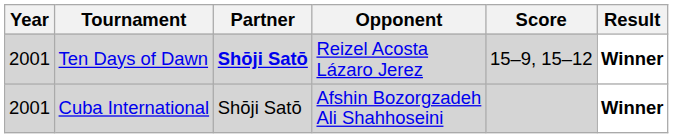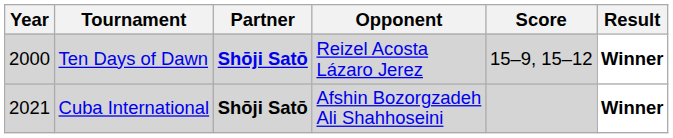(29, 59) 2001 -> (29, 59) 2000
(29, 109) 2001 -> (29, 109) 2021
(260, 109) normal -> (263, 109) bold
